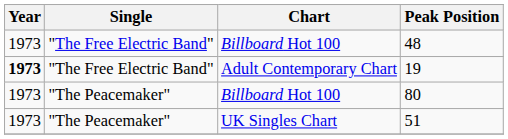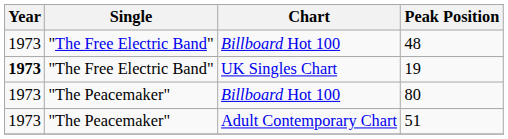(309, 69) Adult Contemporary Chart -> (279, 69) UK Singles Chart
(279, 120) UK Singles Chart -> (309, 120) Adult Contemporary Chart
